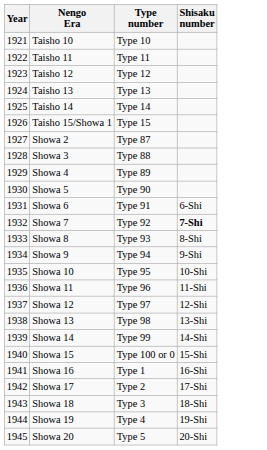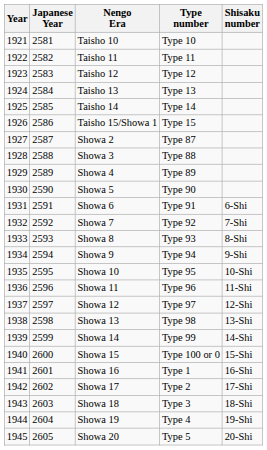+ column: (53, 18)
(191, 222) bold -> (236, 222) normal
